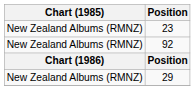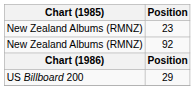(75, 77) New Zealand Albums (RMNZ) -> (45, 77) US Billboard 200
